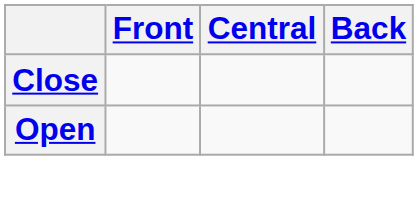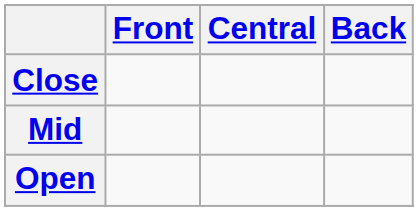+ row: (55, 129)
